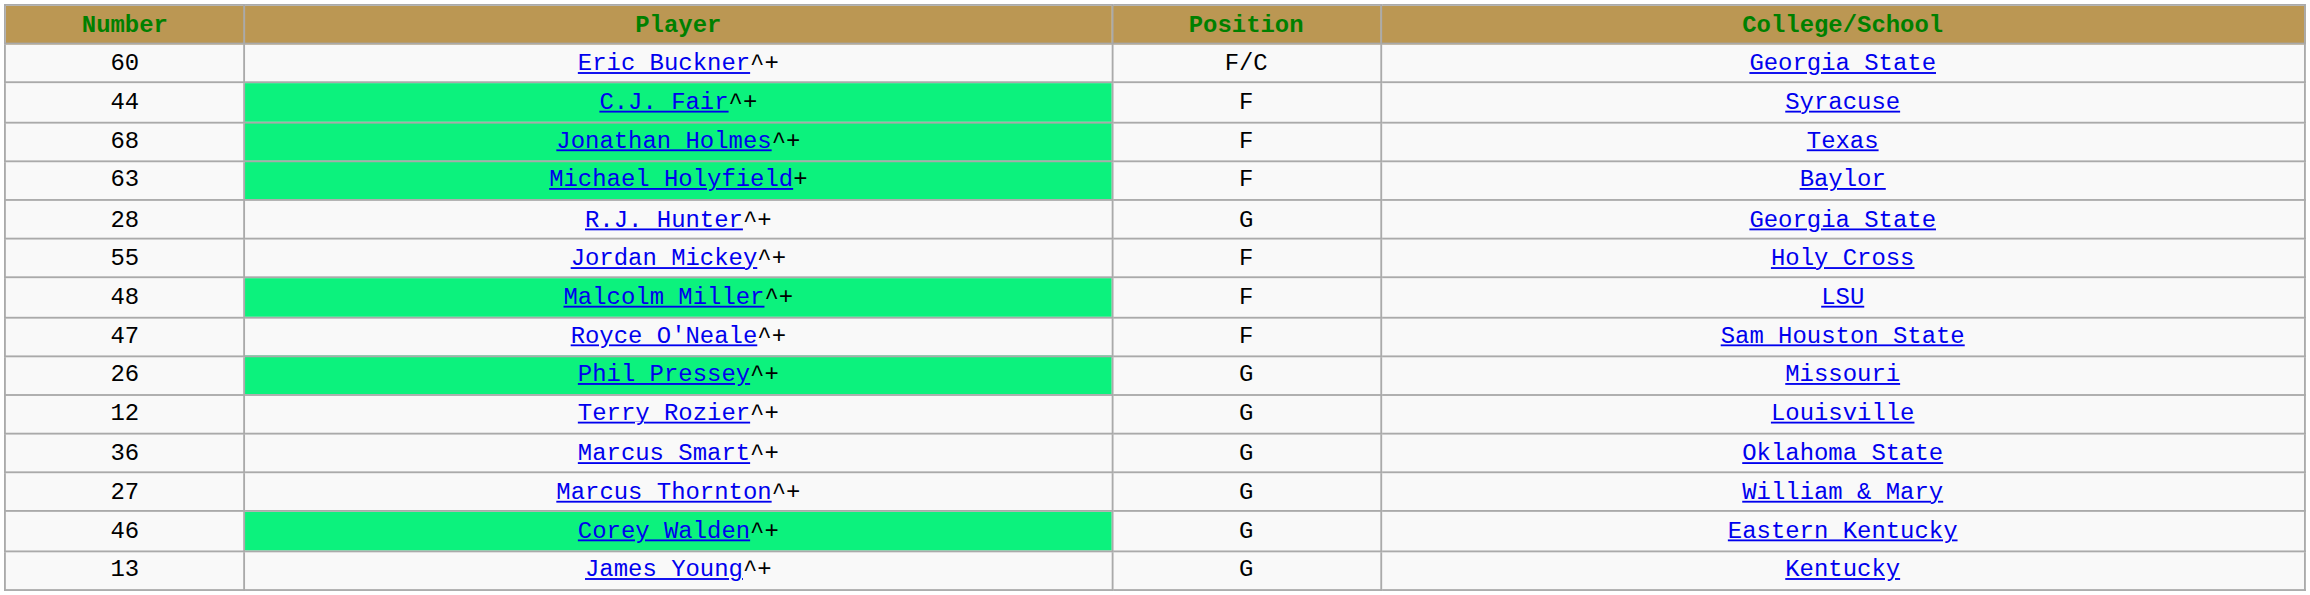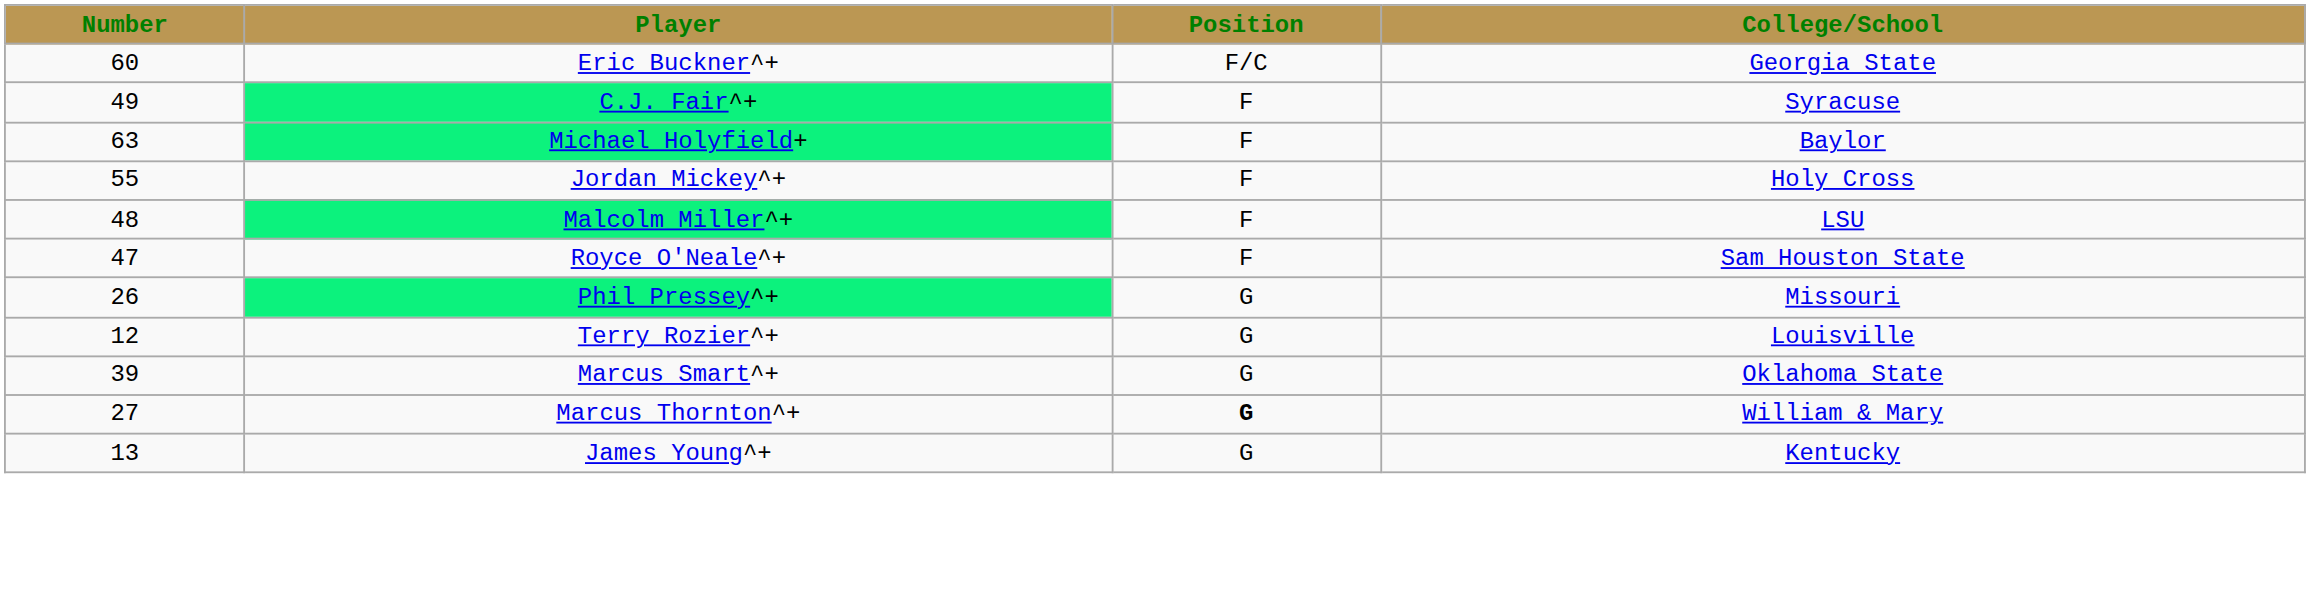(125, 102) 44 -> (125, 102) 49
- row: (678, 141)
- row: (678, 219)
(125, 453) 36 -> (125, 375) 39
(1246, 492) normal -> (1246, 414) bold
- row: (678, 531)
